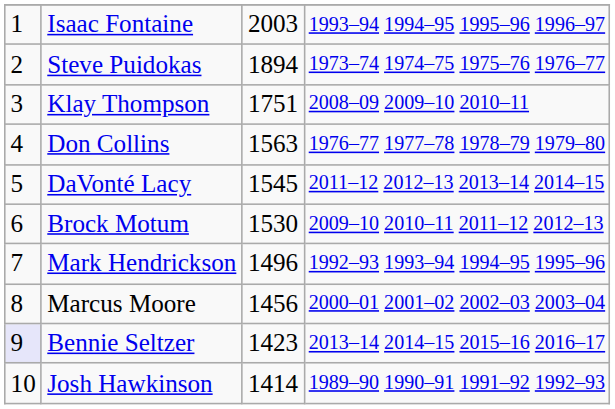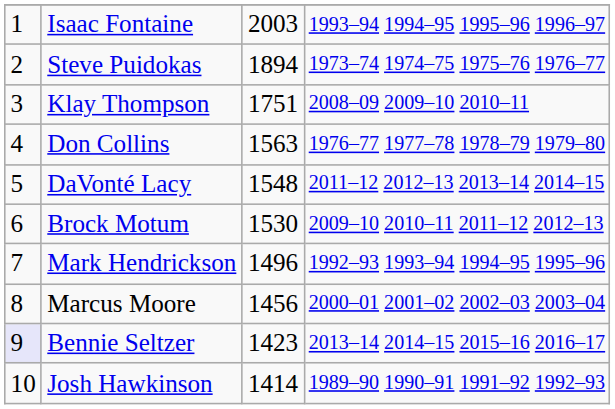(273, 183) 1545 -> (273, 183) 1548
